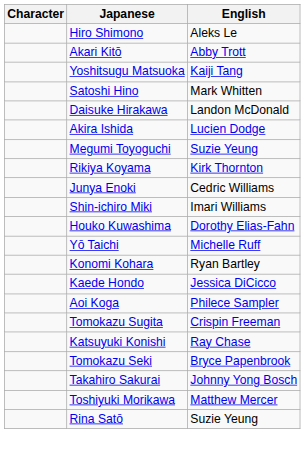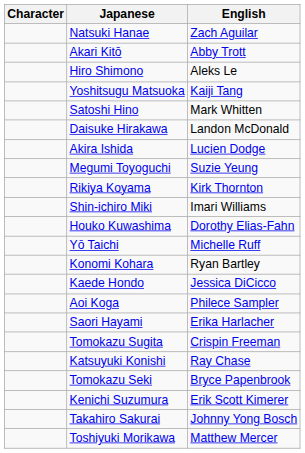+ row: (109, 33)
rows swapped: (96, 52) <-> (106, 33)
- row: (103, 187)
+ row: (106, 322)
+ row: (119, 399)
- row: (96, 419)
